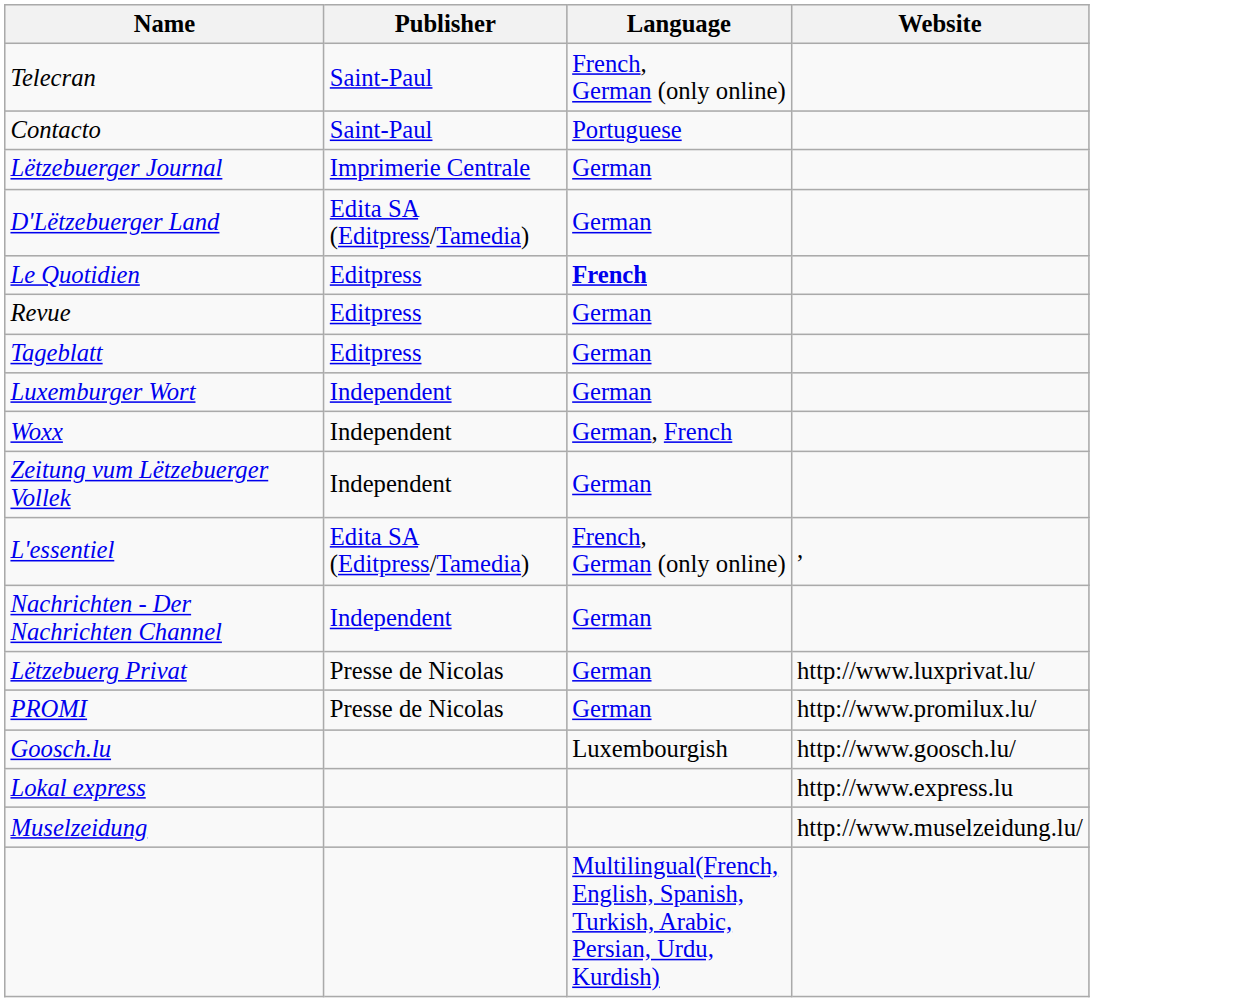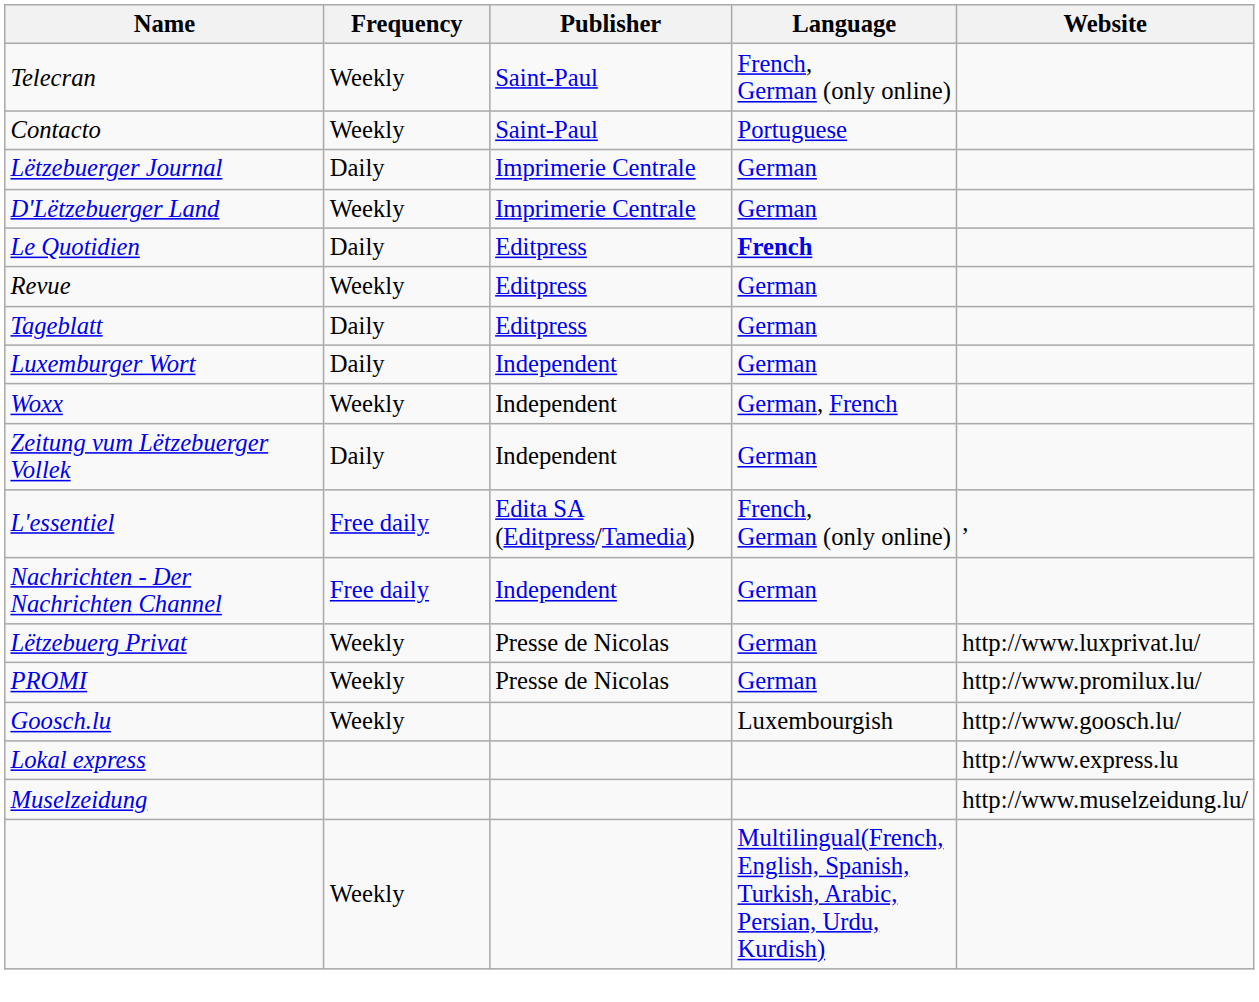+ column: (407, 24)
(430, 221) Edita SA (Editpress/Tamedia) -> (595, 208) Imprimerie Centrale
